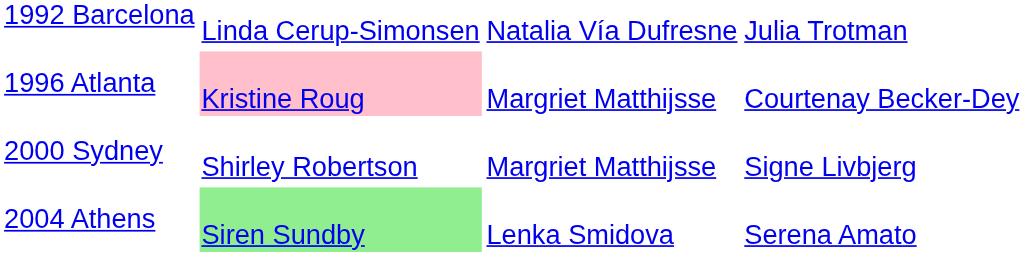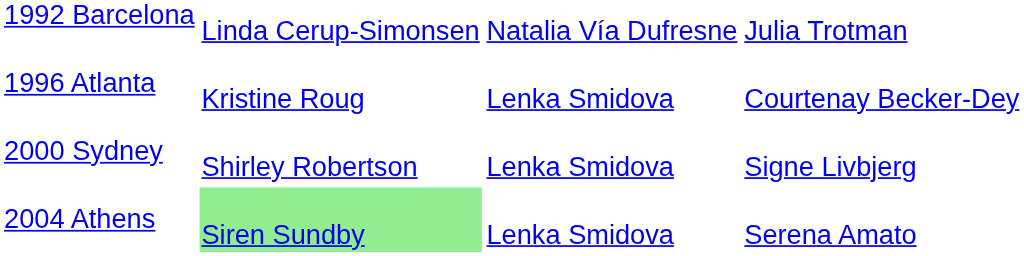(283, 98) pink background -> (283, 98) no background
(601, 98) Margriet Matthijsse -> (580, 98) Lenka Smidova
(601, 166) Margriet Matthijsse -> (580, 166) Lenka Smidova
